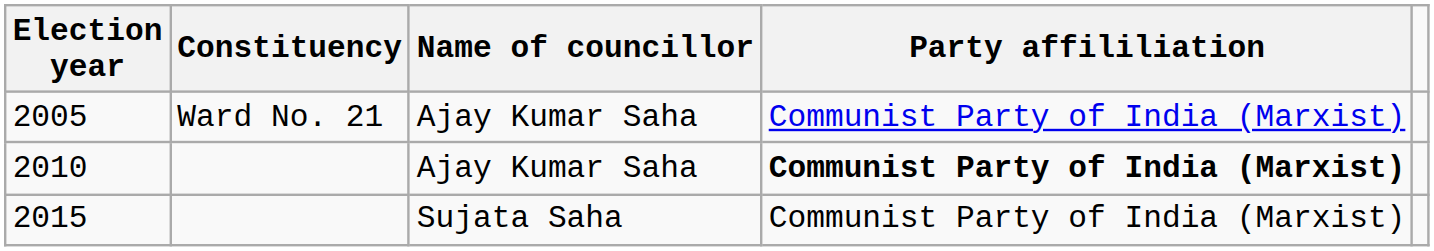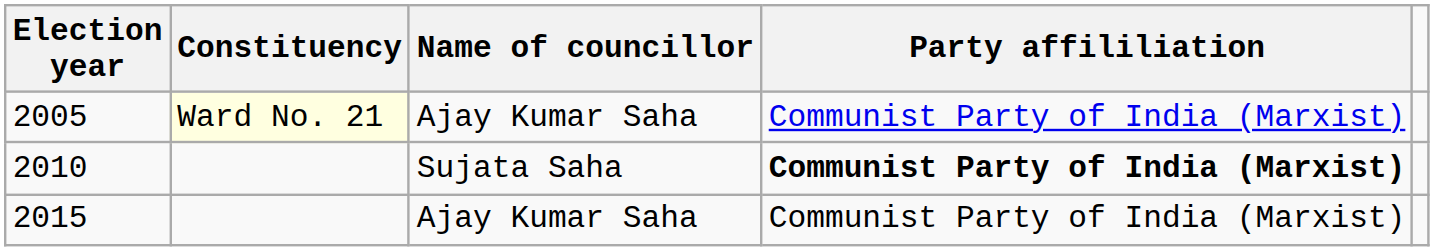(280, 117) no background -> (280, 117) lightyellow background
(557, 168) Ajay Kumar Saha -> (520, 168) Sujata Saha
(520, 219) Sujata Saha -> (557, 219) Ajay Kumar Saha
